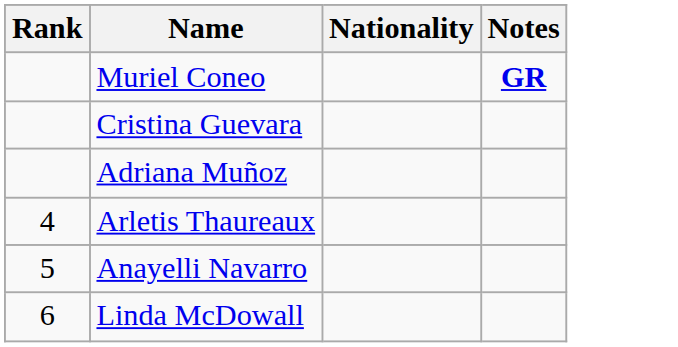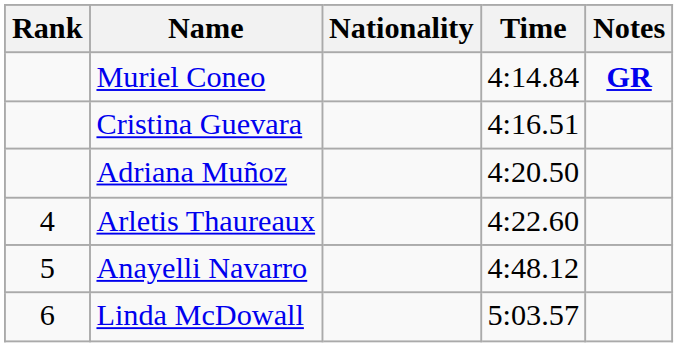+ column: (533, 28)
